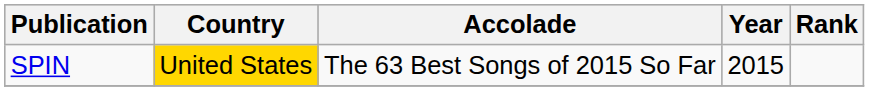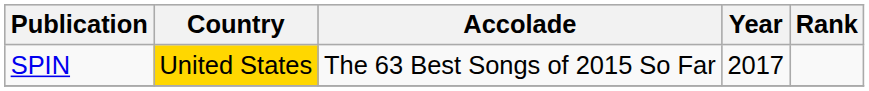(756, 65) 2015 -> (756, 65) 2017
